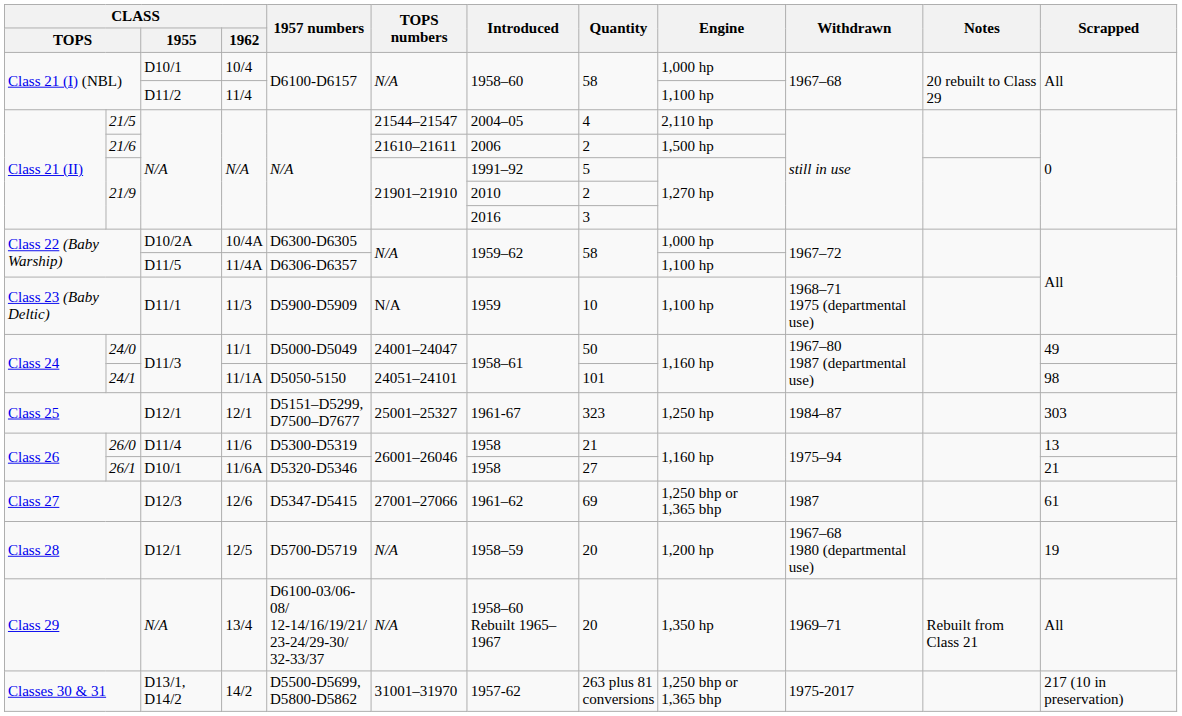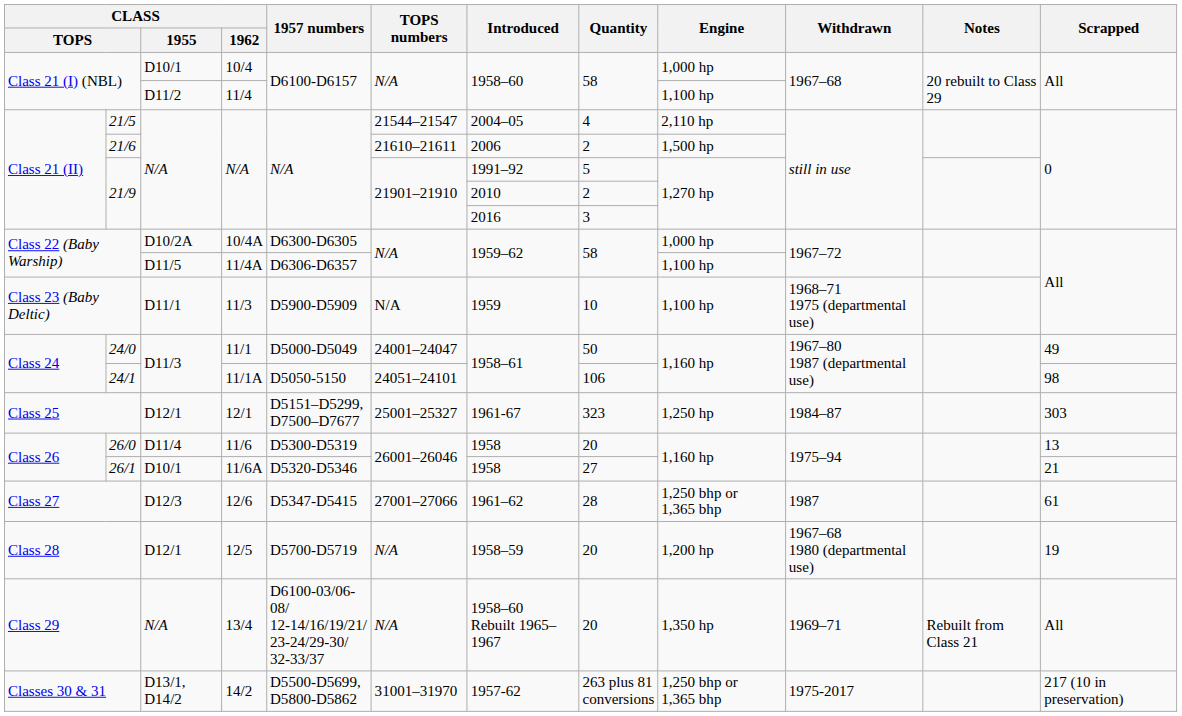(594, 377) 101 -> (594, 377) 106
(590, 444) 21 -> (590, 444) 20
(590, 501) 69 -> (590, 501) 28
